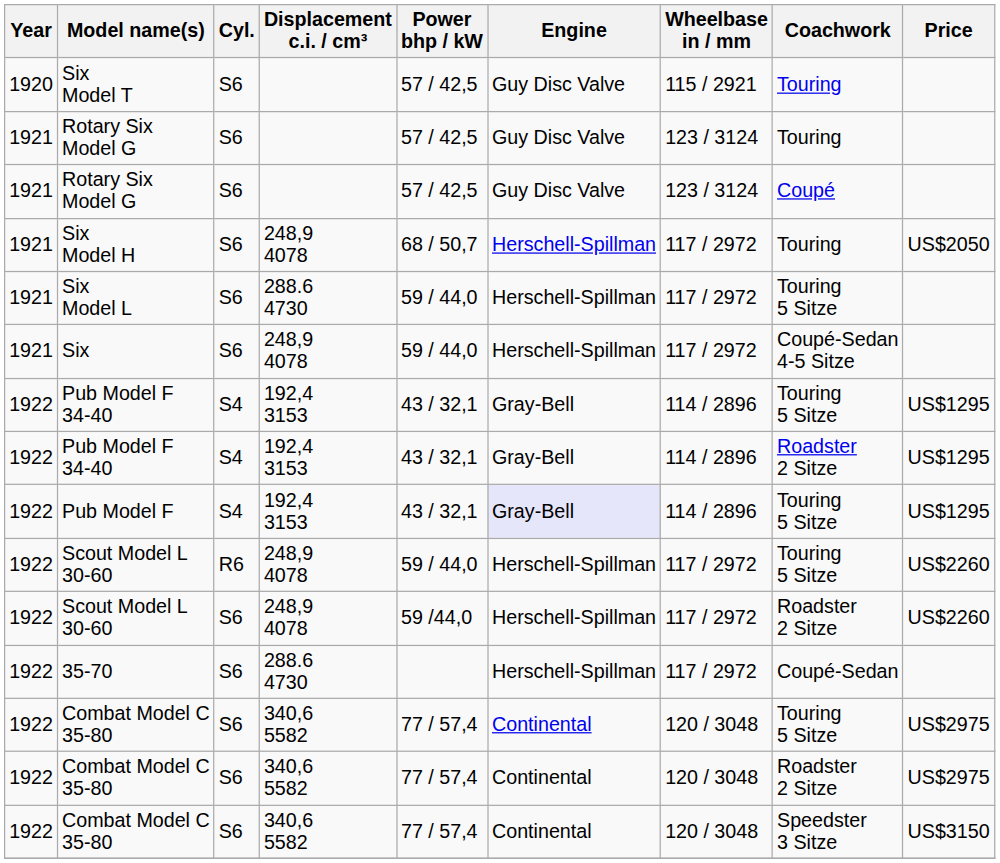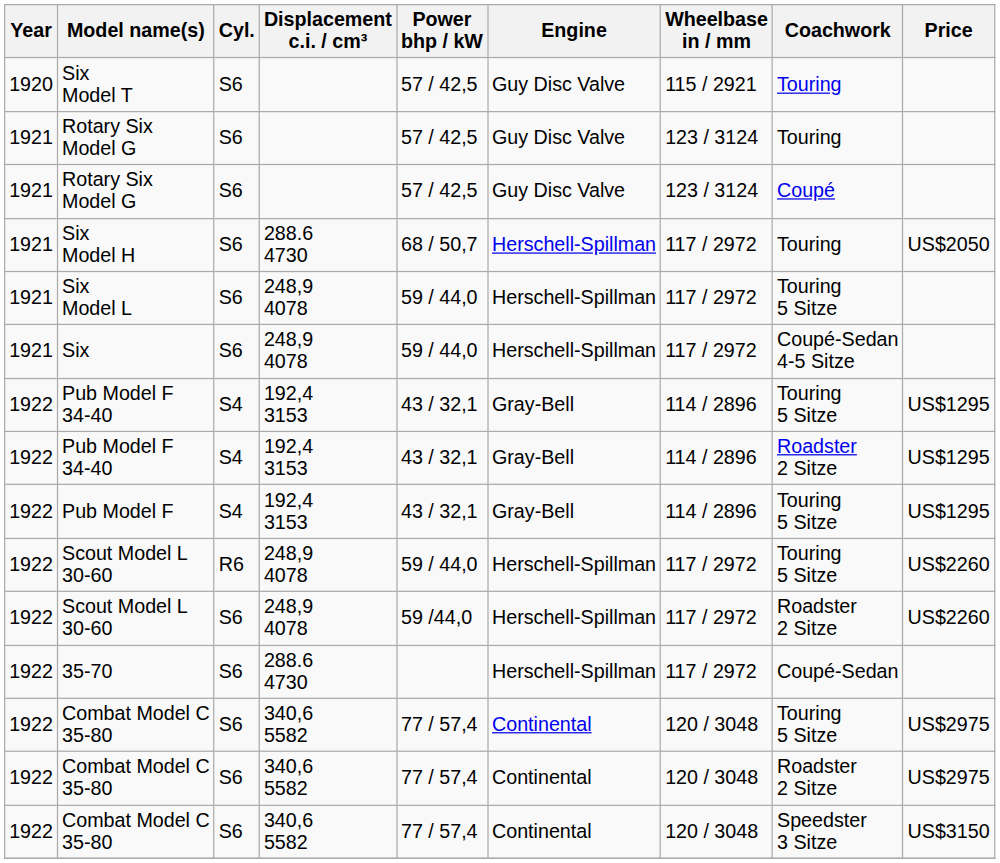(289, 244) 248,9 4078 -> (289, 244) 288.6 4730
(289, 297) 288.6 4730 -> (289, 297) 248,9 4078
(533, 511) lavender background -> (533, 511) no background
